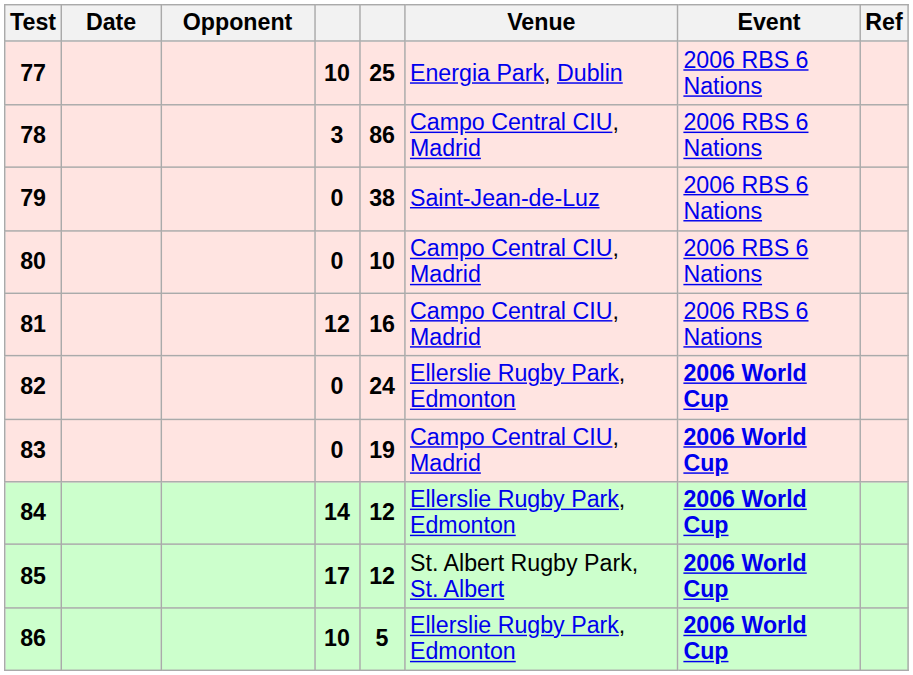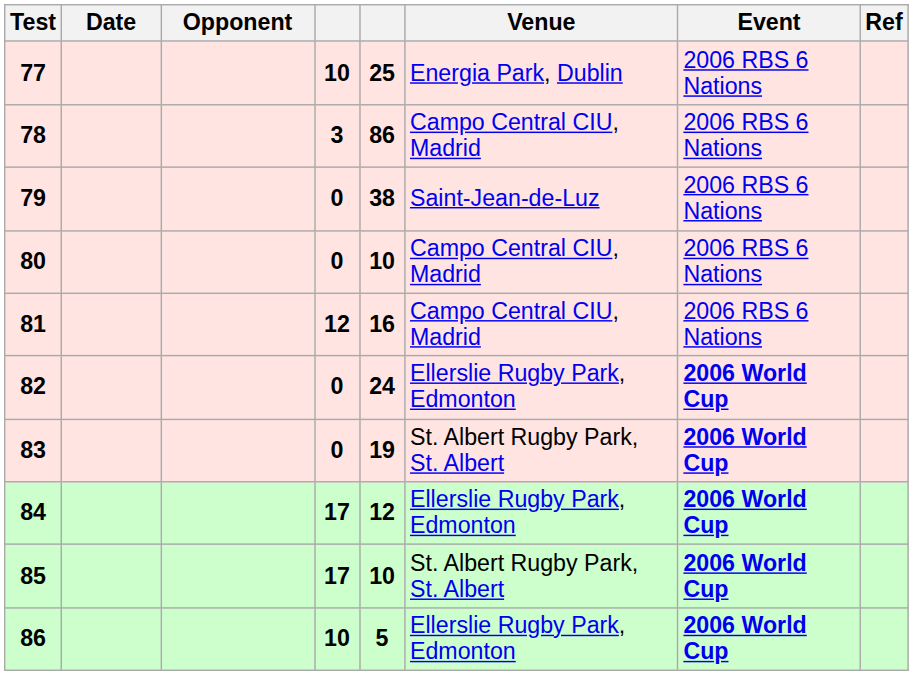(514, 450) Campo Central CIU, Madrid -> (524, 450) St. Albert Rugby Park, St. Albert
(337, 512) 14 -> (337, 512) 17
(382, 575) 12 -> (382, 575) 10
